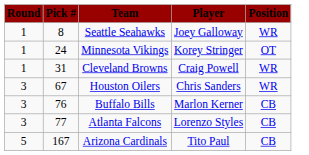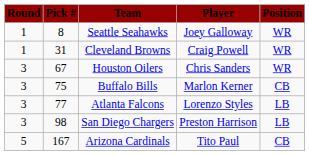- row: (125, 50)
(61, 104) 76 -> (61, 86) 75
(268, 123) CB -> (282, 104) LB
+ row: (128, 123)
